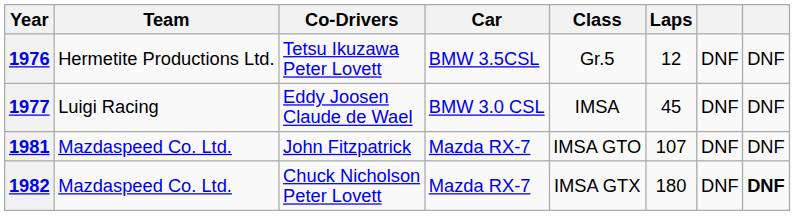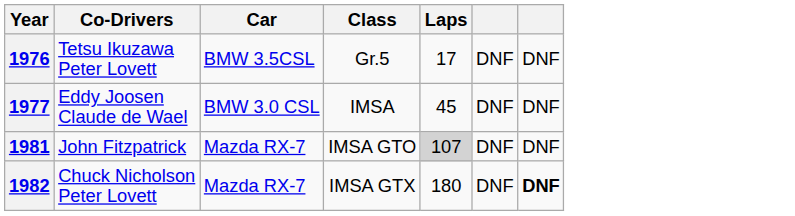- column: (166, 19)
(671, 59) 12 -> (446, 59) 17
(671, 147) no background -> (446, 147) lightgrey background
